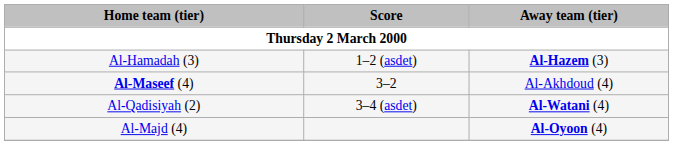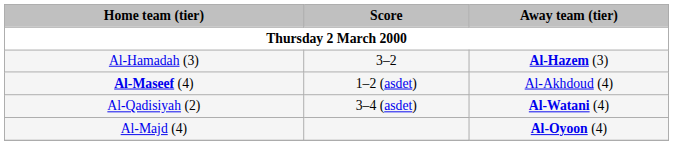(386, 61) 1–2 (asdet) -> (386, 61) 3–2
(386, 83) 3–2 -> (386, 83) 1–2 (asdet)
